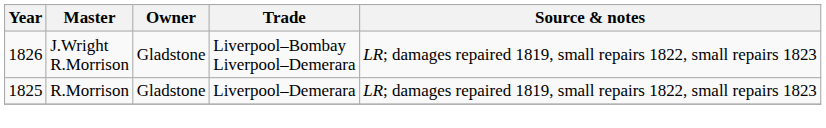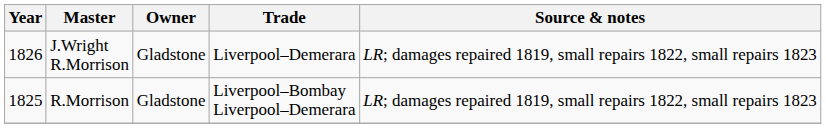(284, 54) Liverpool–Bombay Liverpool–Demerara -> (284, 54) Liverpool–Demerara
(284, 90) Liverpool–Demerara -> (284, 100) Liverpool–Bombay Liverpool–Demerara
